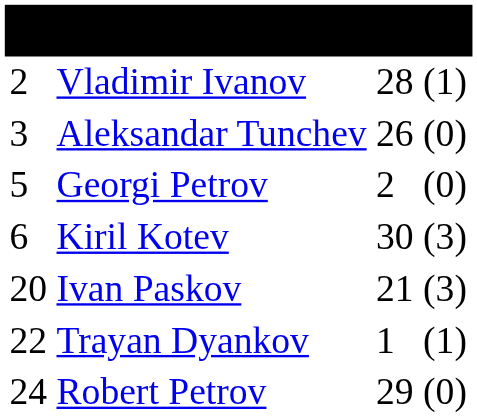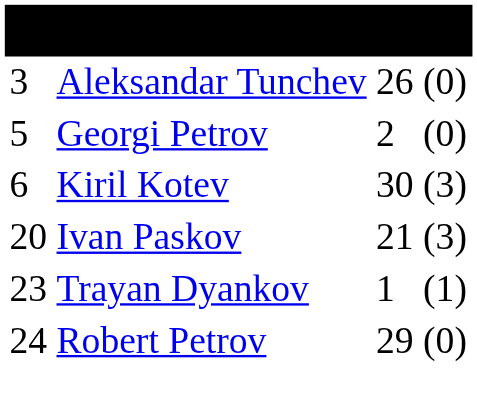- row: (181, 81)
(28, 340) 22 -> (28, 288) 23
